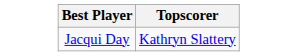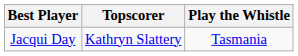+ column: (239, 16)
